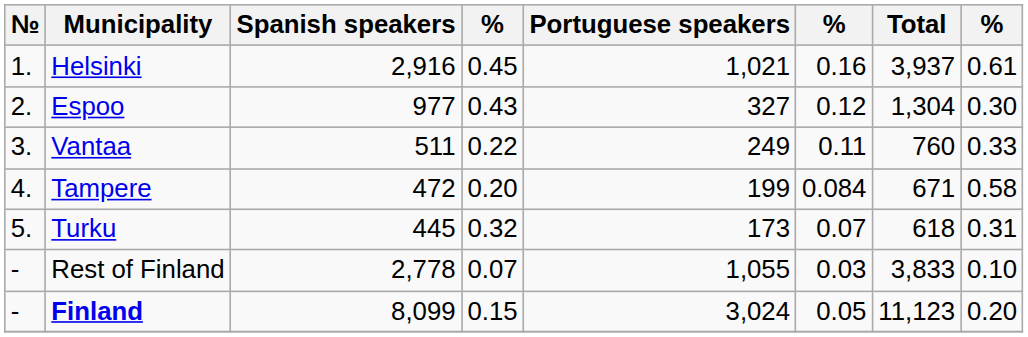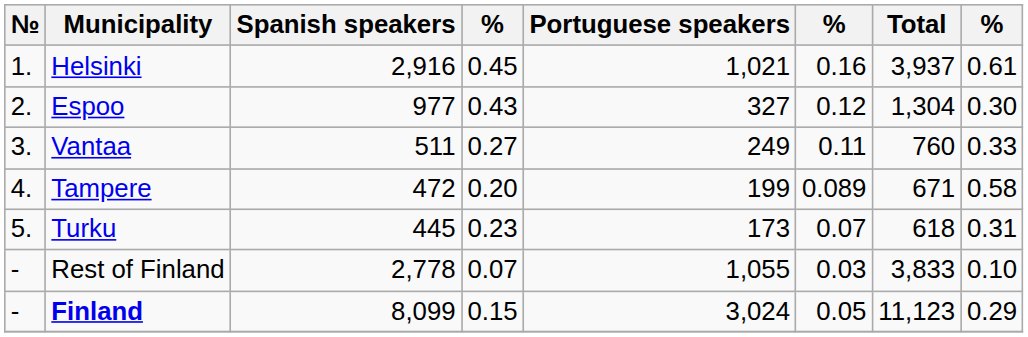(492, 147) 0.22 -> (492, 147) 0.27
(834, 188) 0.084 -> (834, 188) 0.089
(492, 229) 0.32 -> (492, 229) 0.23
(992, 310) 0.20 -> (992, 310) 0.29
